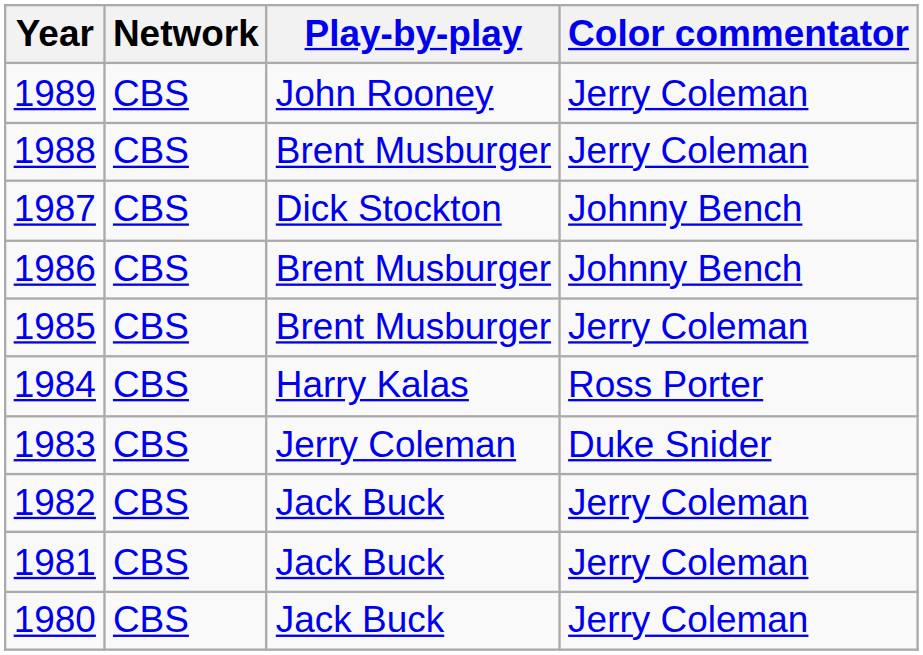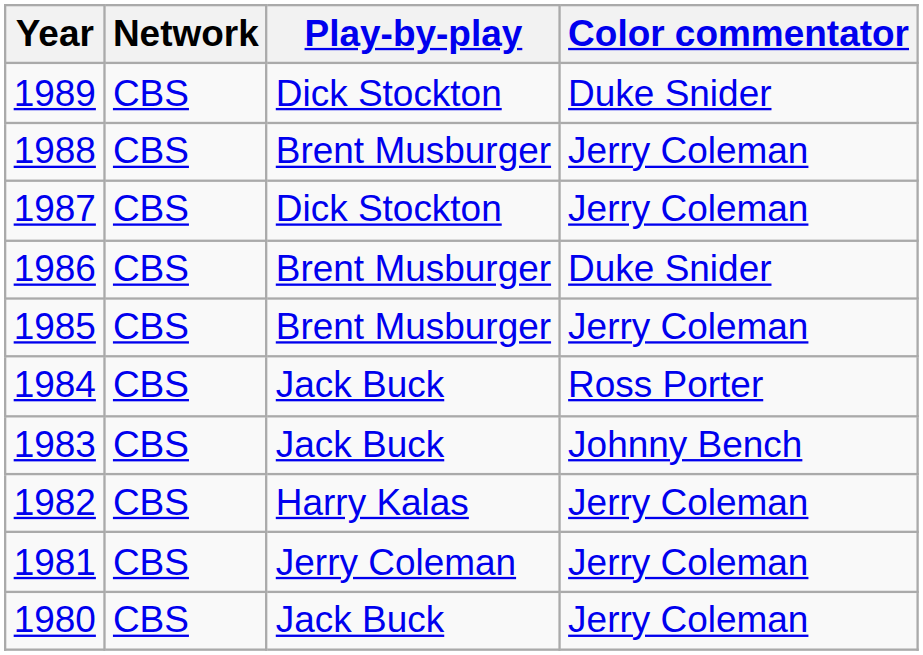(385, 92) John Rooney -> (389, 92) Dick Stockton
(688, 92) Jerry Coleman -> (670, 92) Duke Snider
(685, 209) Johnny Bench -> (688, 209) Jerry Coleman
(685, 268) Johnny Bench -> (670, 268) Duke Snider
(372, 385) Harry Kalas -> (360, 385) Jack Buck
(396, 444) Jerry Coleman -> (360, 444) Jack Buck
(670, 444) Duke Snider -> (685, 444) Johnny Bench
(360, 502) Jack Buck -> (372, 502) Harry Kalas
(360, 561) Jack Buck -> (396, 561) Jerry Coleman
